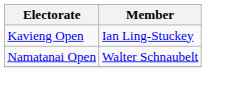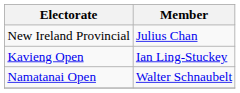+ row: (69, 35)
